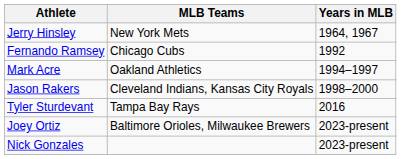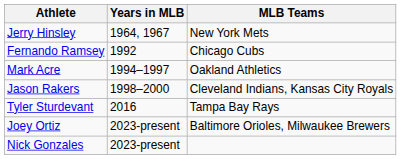columns swapped: (356, 13) <-> (212, 13)
